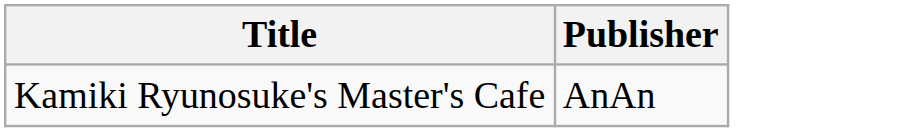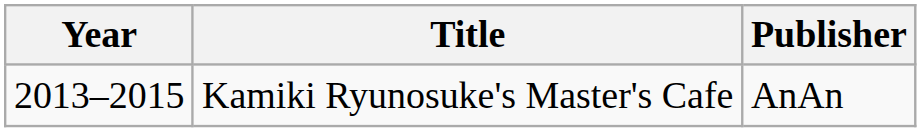+ column: (99, 34)
